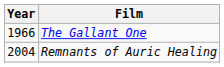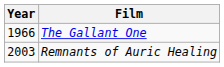(21, 52) 2004 -> (21, 52) 2003
